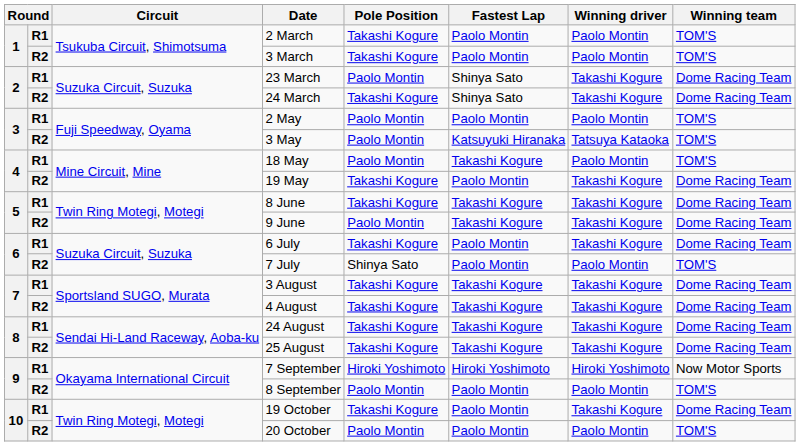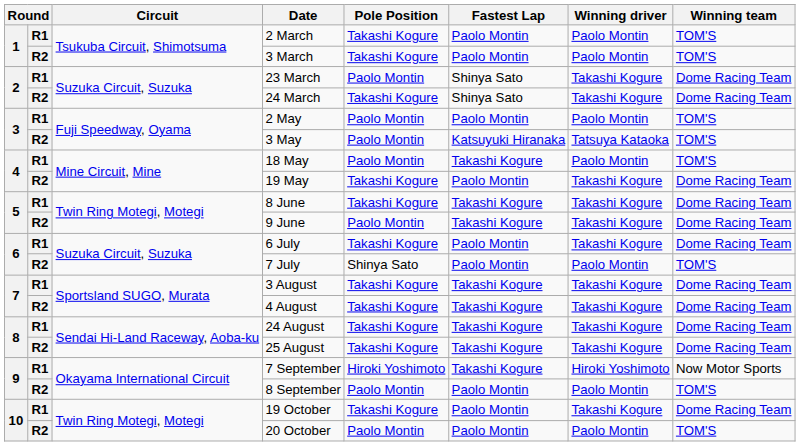(501, 368) Hiroki Yoshimoto -> (497, 368) Takashi Kogure
